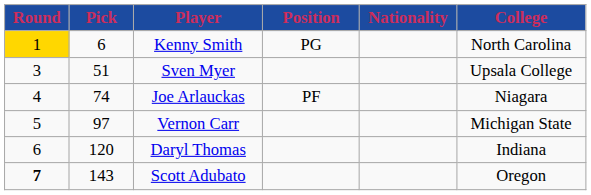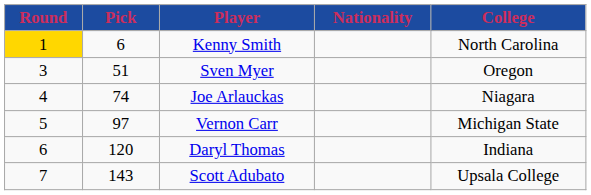- column: (311, 17)
(521, 70) Upsala College -> (508, 70) Oregon
(37, 176) bold -> (43, 176) normal
(521, 176) Oregon -> (508, 176) Upsala College
